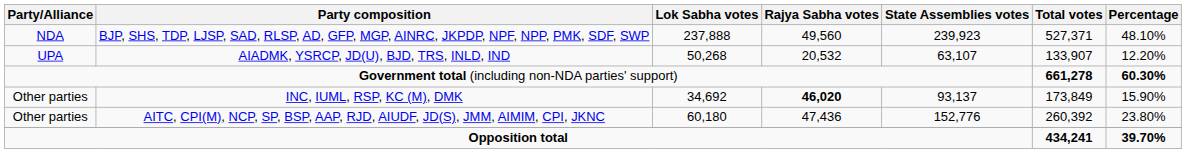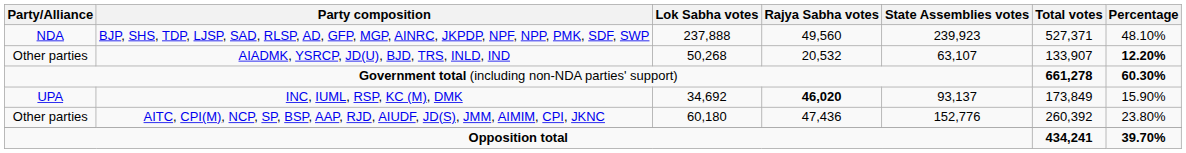(50, 55) UPA -> (50, 55) Other parties
(1144, 55) normal -> (1144, 55) bold
(50, 96) Other parties -> (50, 96) UPA
